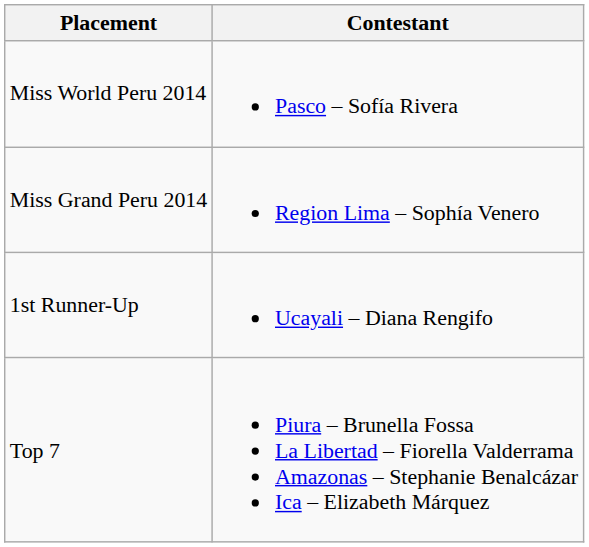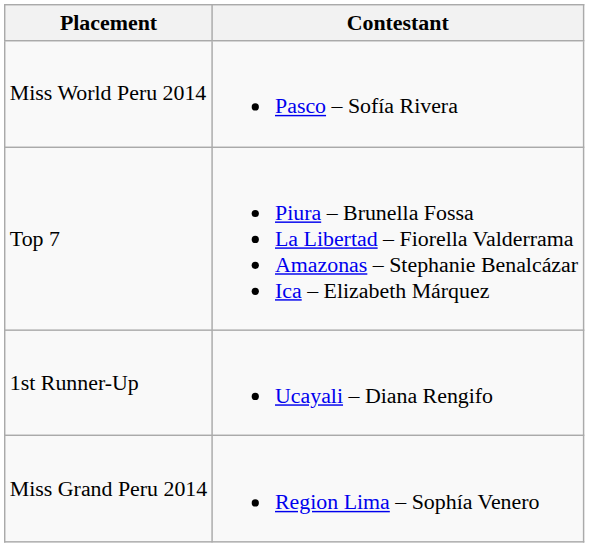rows swapped: (109, 199) <-> (35, 449)
